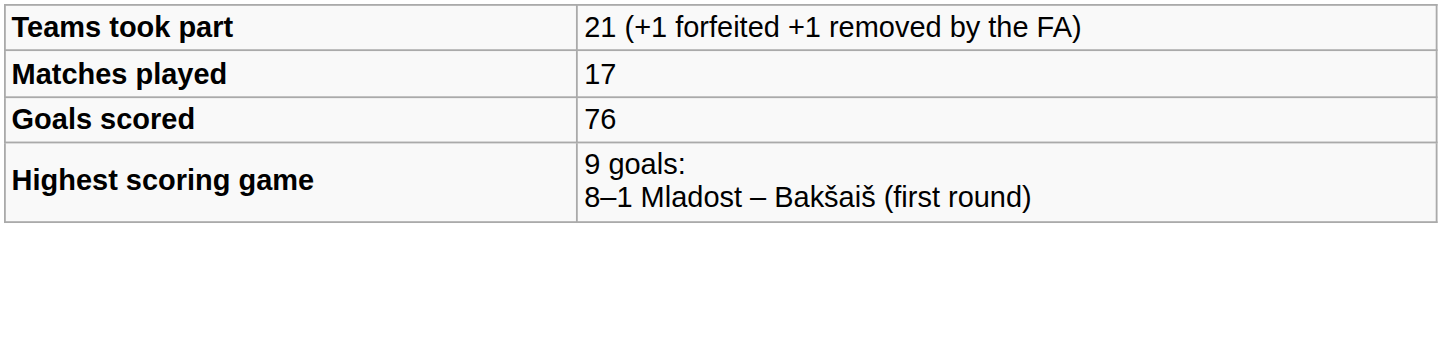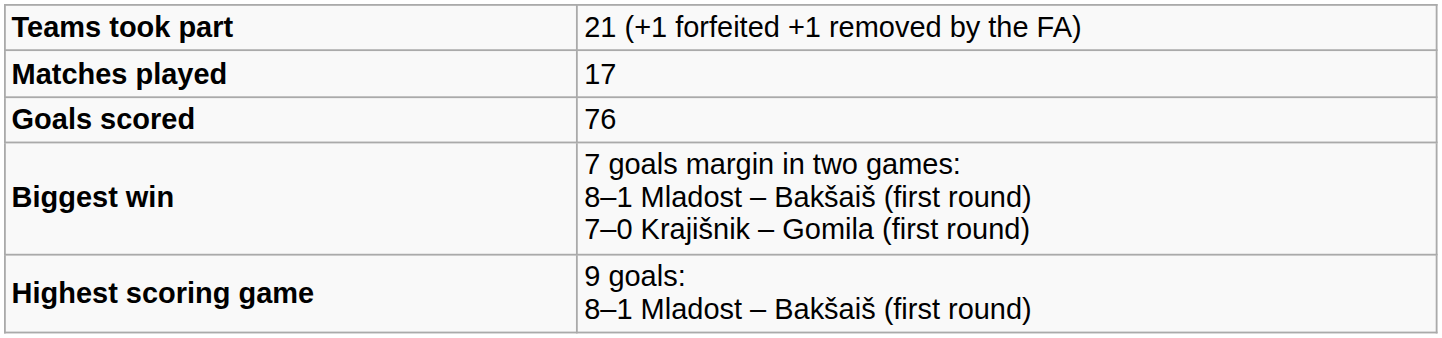+ row: (93, 197)
